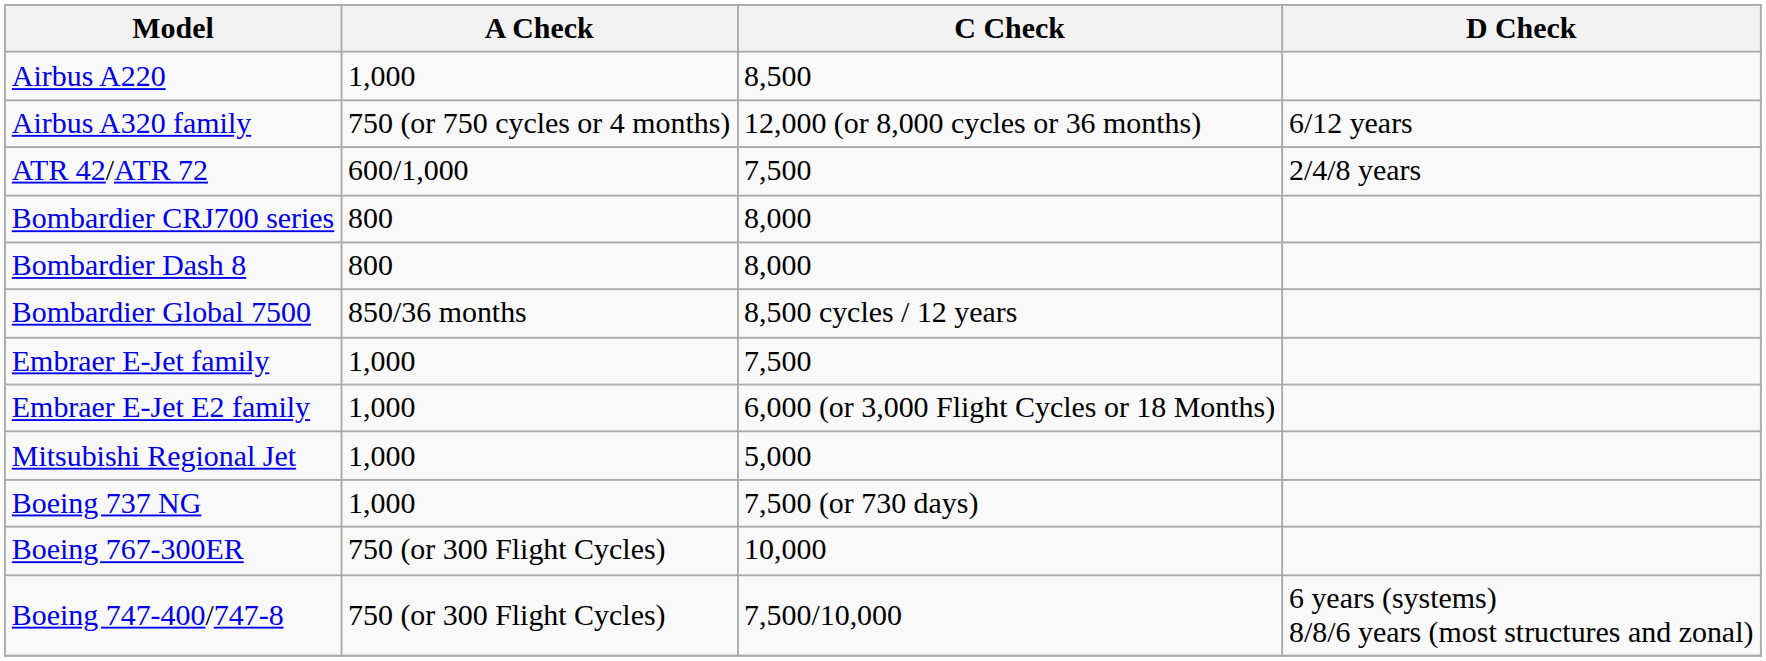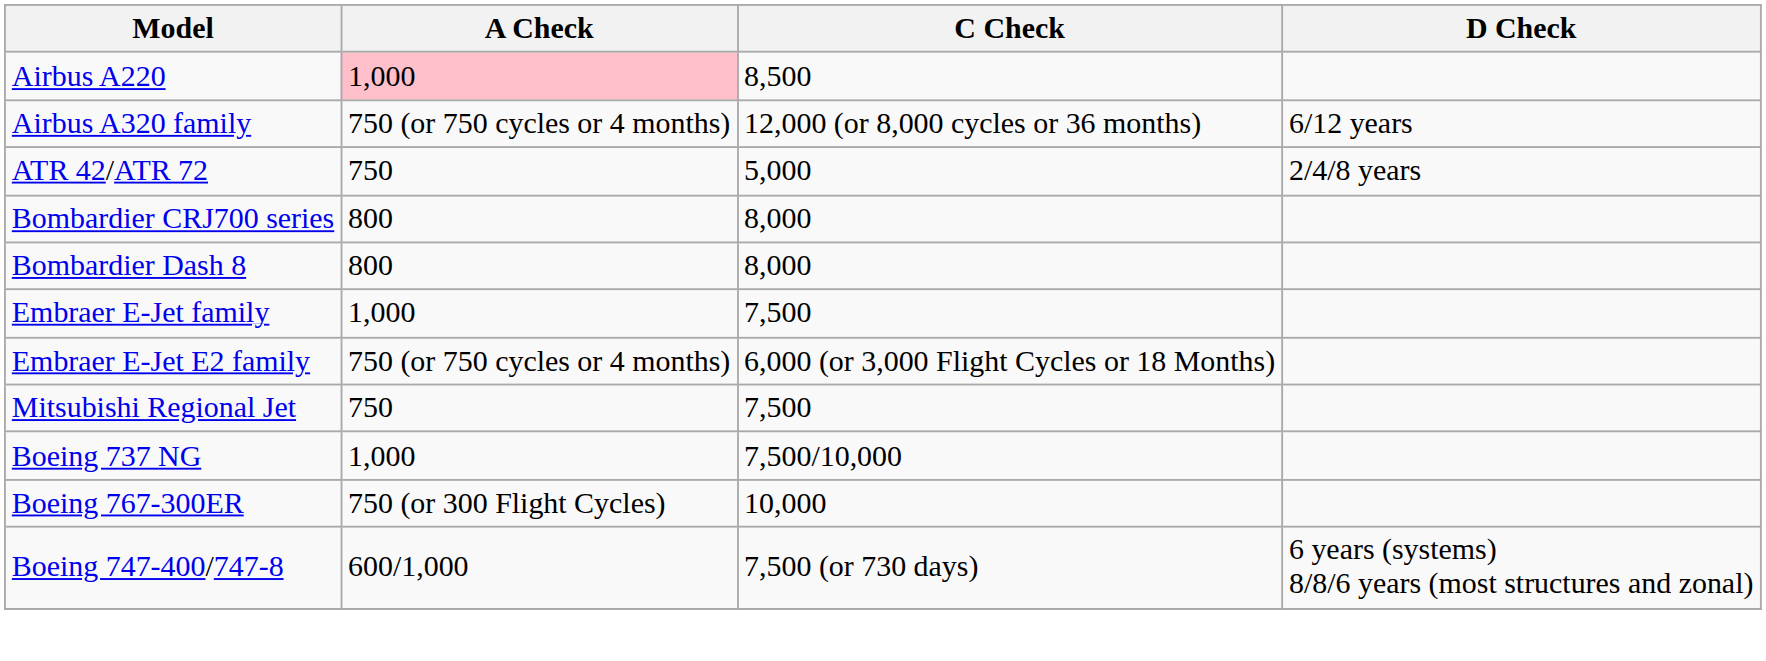(382, 75) no background -> (382, 75) pink background
(408, 170) 600/1,000 -> (370, 170) 750
(778, 170) 7,500 -> (778, 170) 5,000
- row: (161, 312)
(382, 407) 1,000 -> (539, 360) 750 (or 750 cycles or 4 months)
(382, 455) 1,000 -> (370, 407) 750
(778, 455) 5,000 -> (778, 407) 7,500
(861, 502) 7,500 (or 730 days) -> (823, 455) 7,500/10,000
(507, 614) 750 (or 300 Flight Cycles) -> (408, 567) 600/1,000
(823, 614) 7,500/10,000 -> (861, 567) 7,500 (or 730 days)
